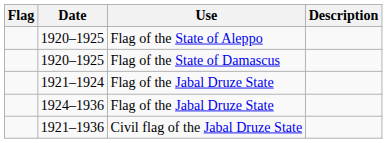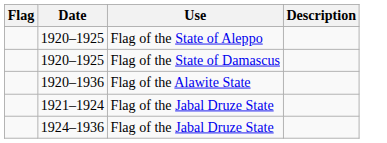+ row: (72, 82)
- row: (72, 127)
